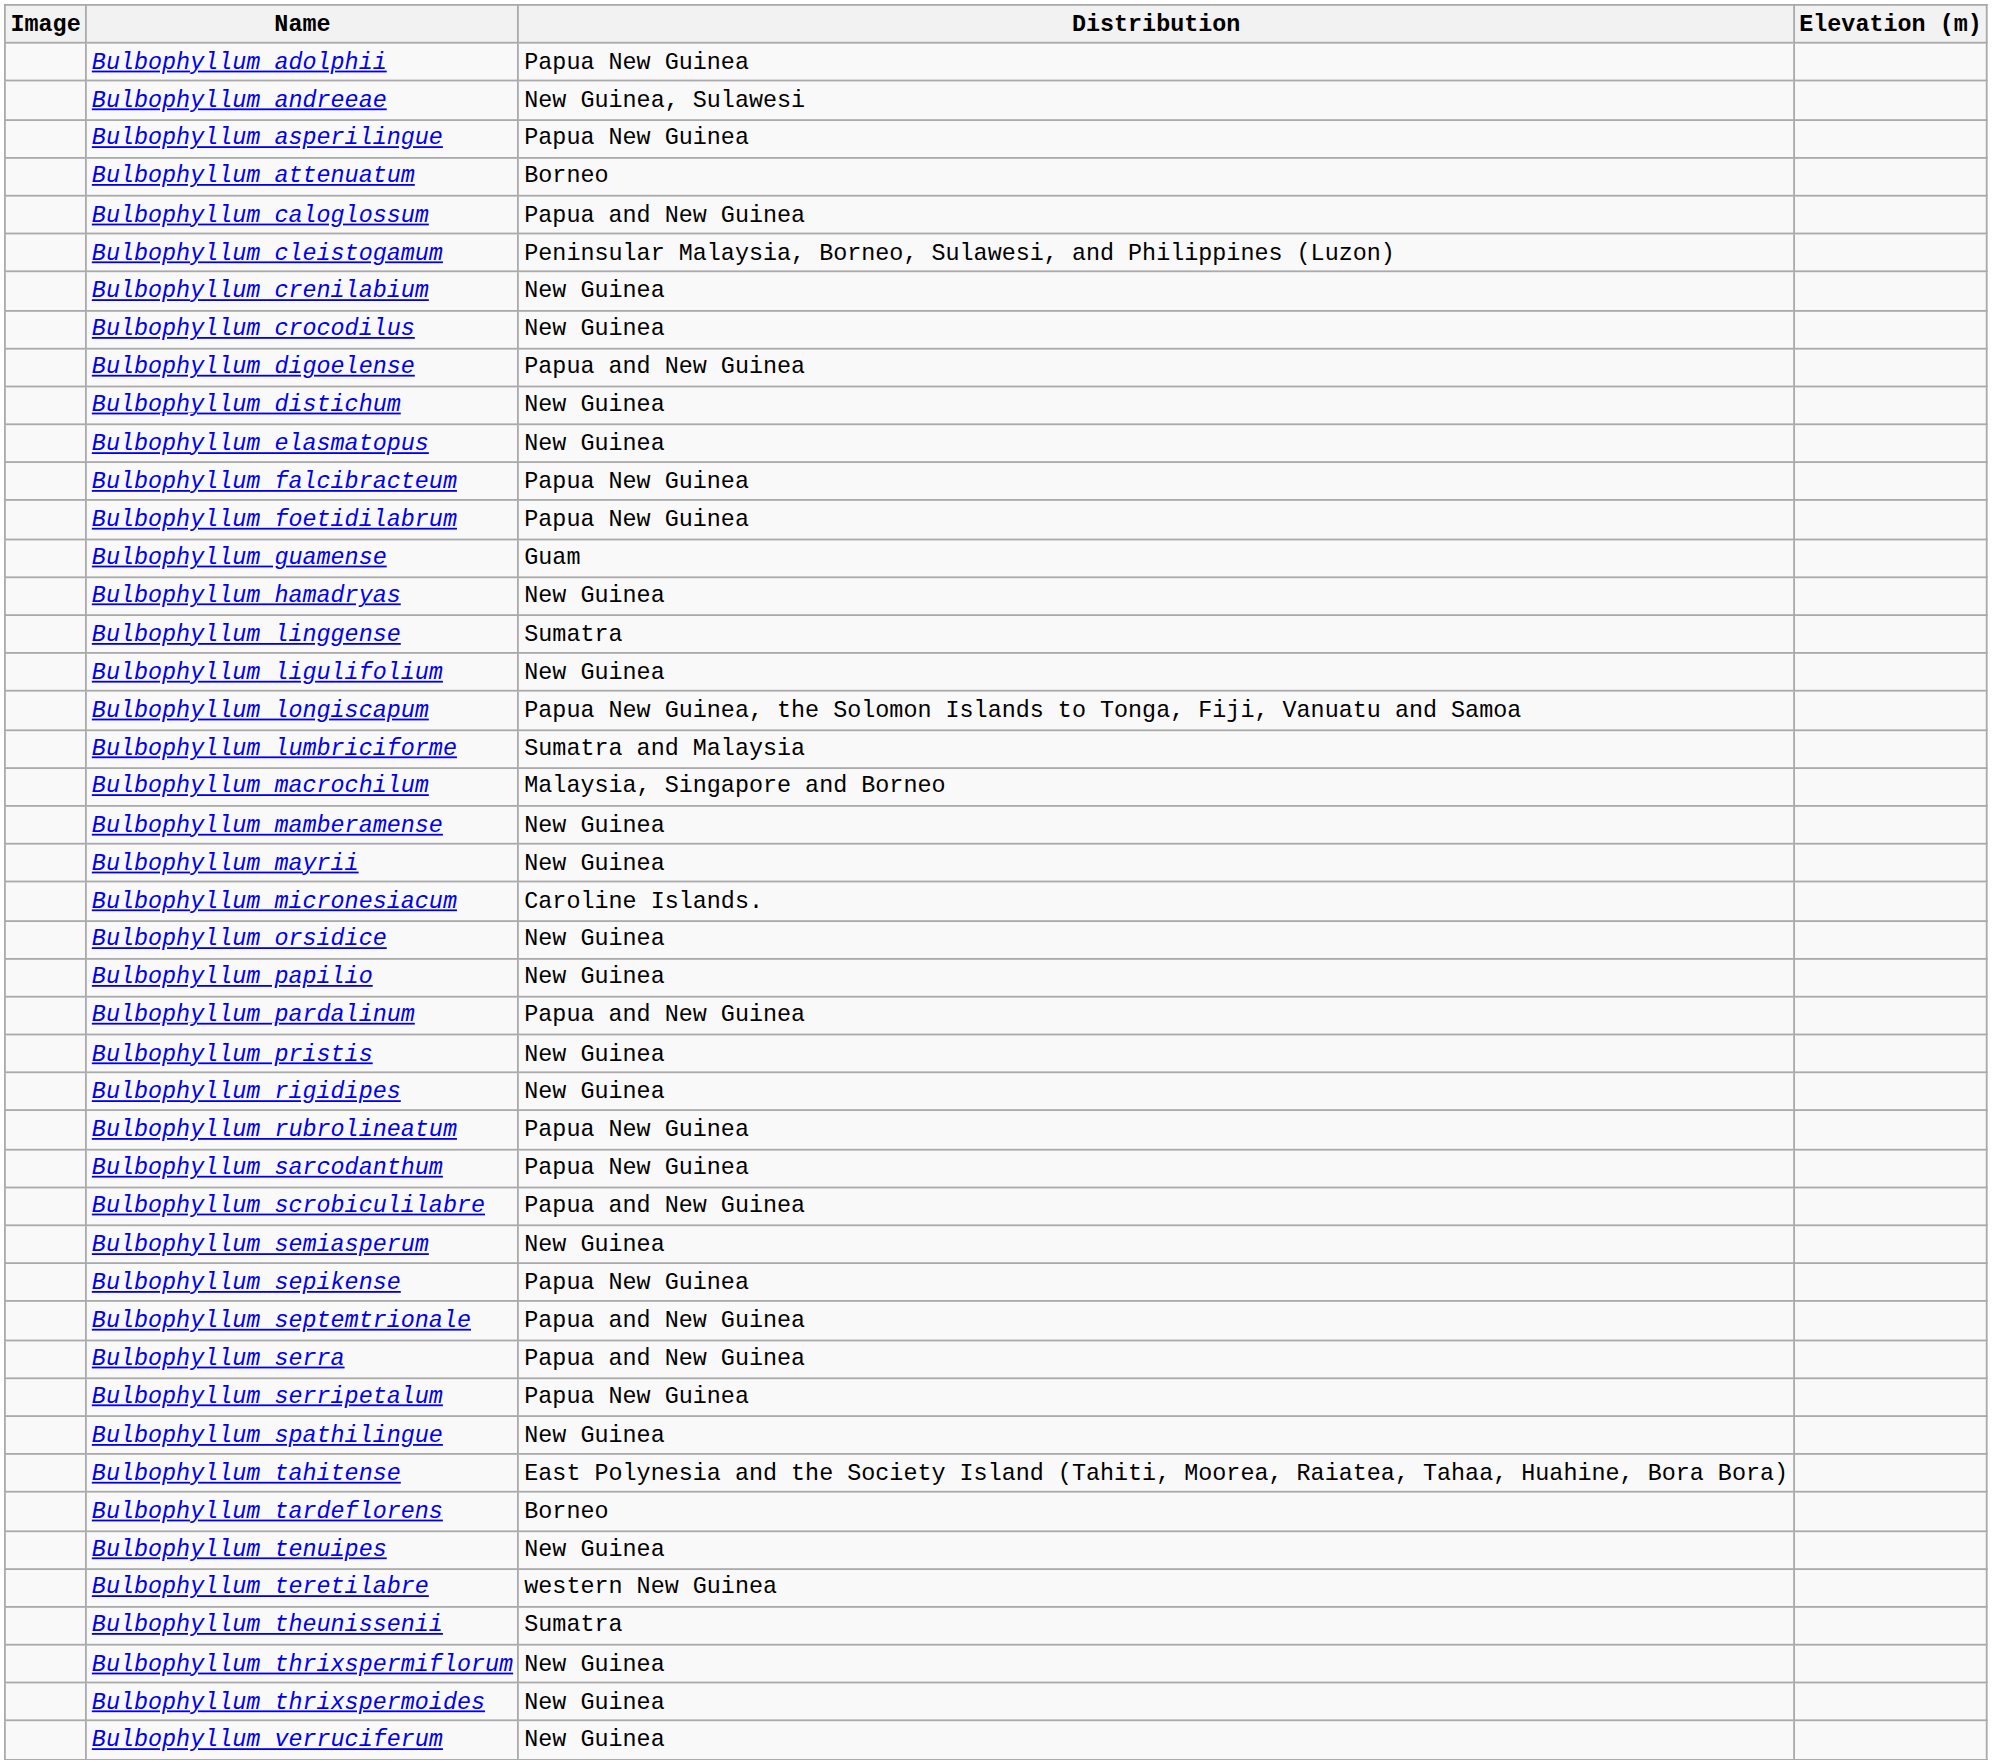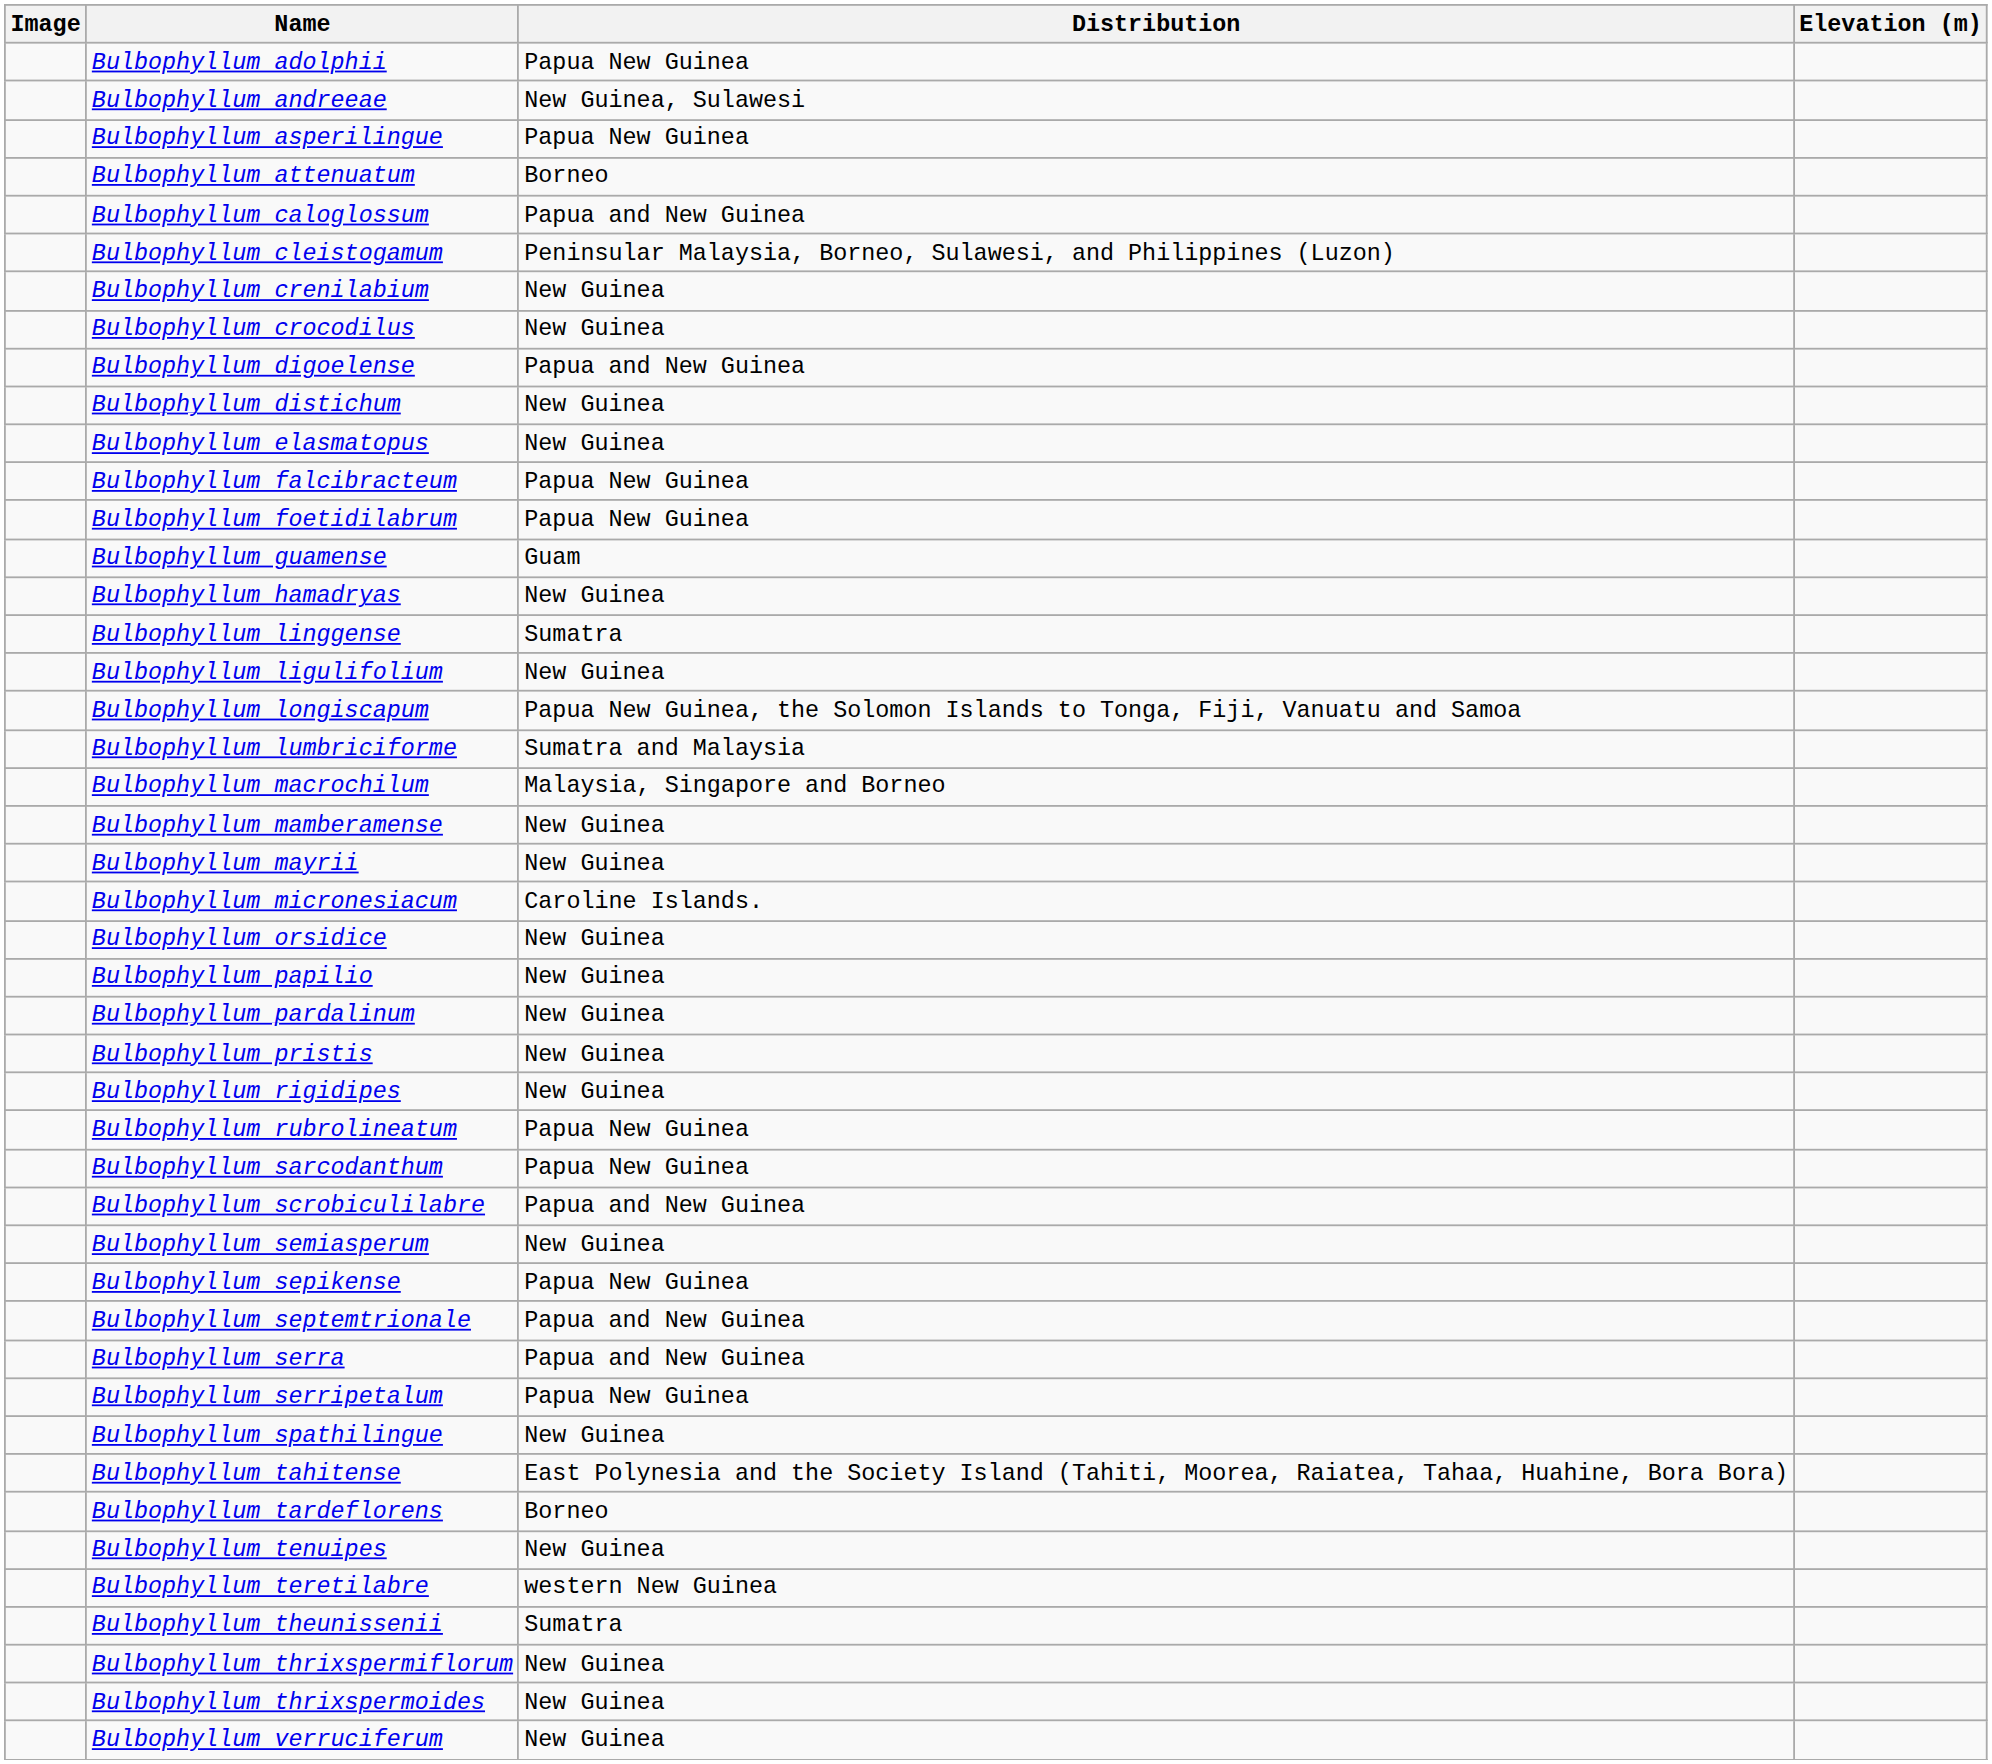(665, 1016) Papua and New Guinea -> (594, 1016) New Guinea
